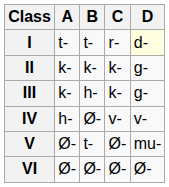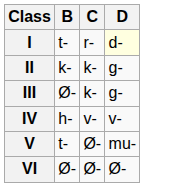- column: (67, 17)
(91, 93) h- -> (67, 93) Ø-
(92, 118) Ø- -> (65, 118) h-
